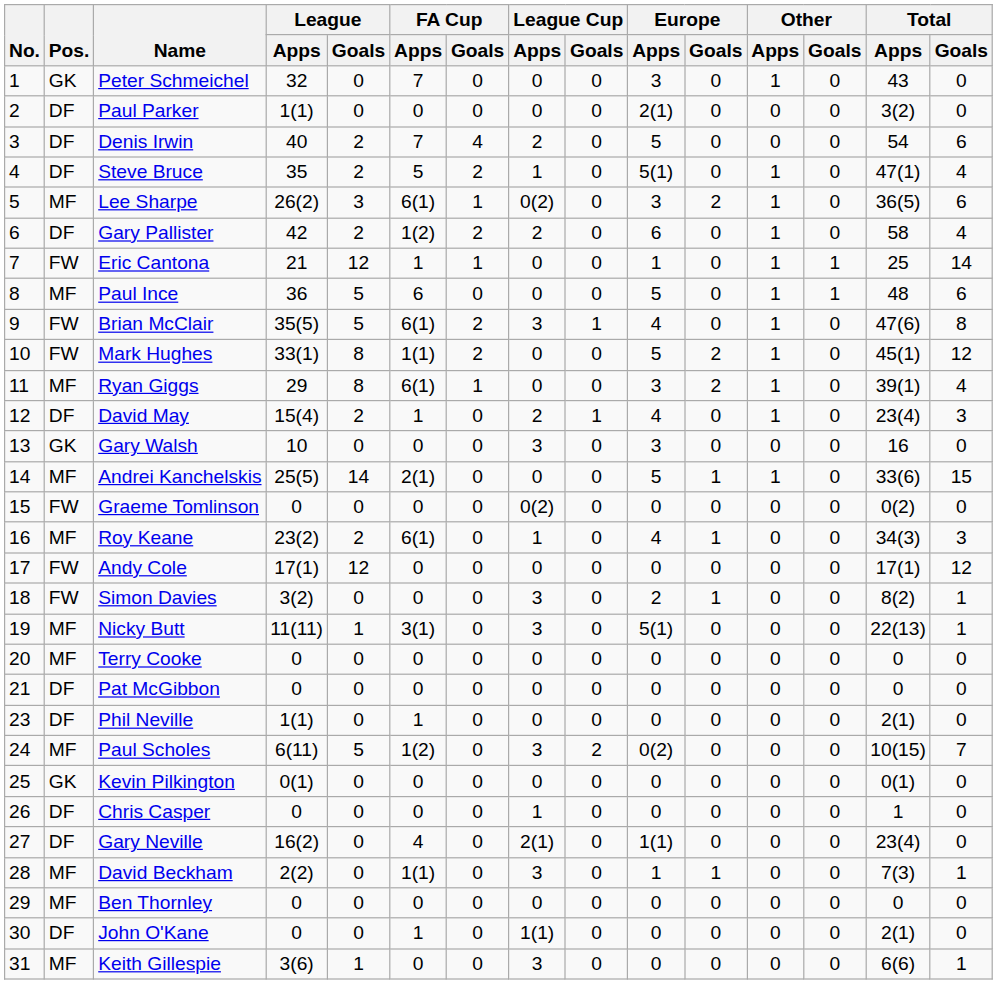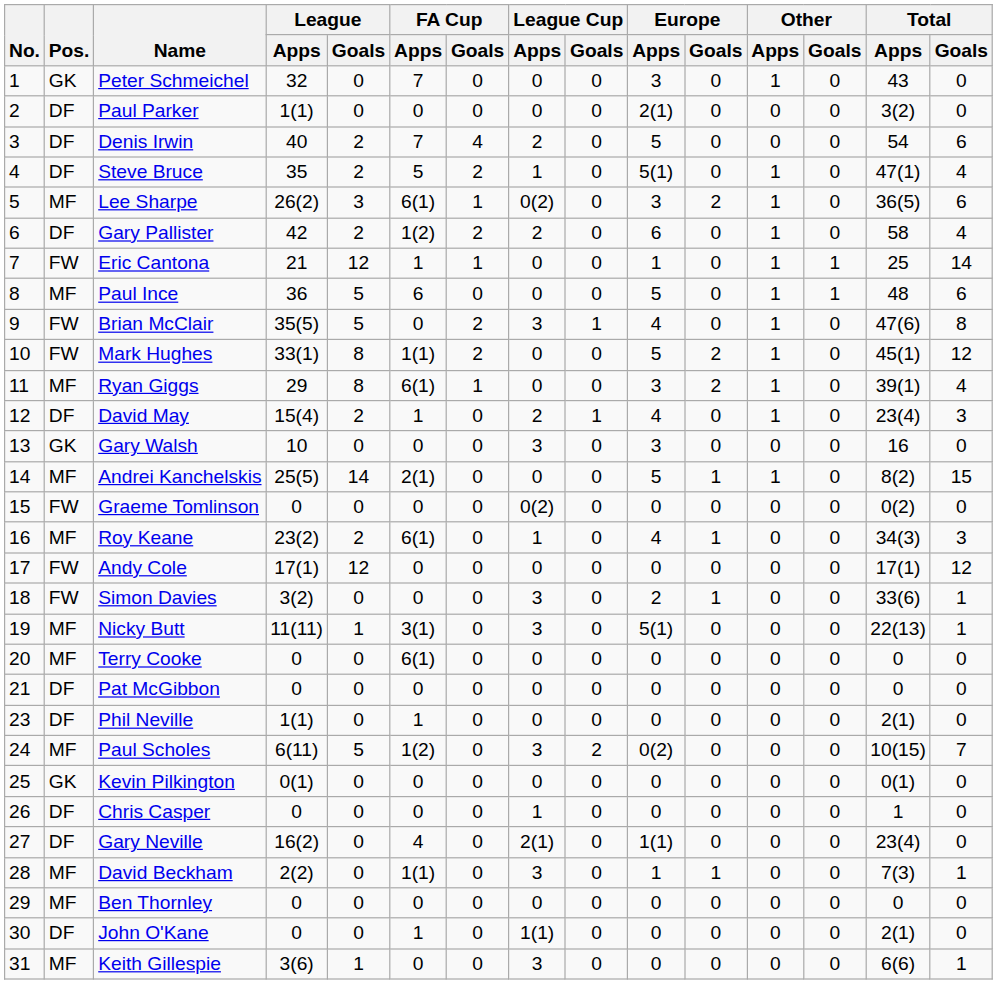(418, 324) 6(1) -> (418, 324) 0
(898, 476) 33(6) -> (898, 476) 8(2)
(898, 598) 8(2) -> (898, 598) 33(6)
(418, 659) 0 -> (418, 659) 6(1)
